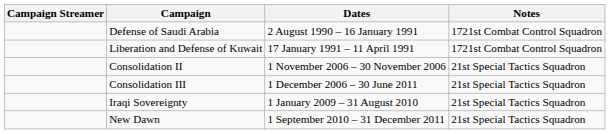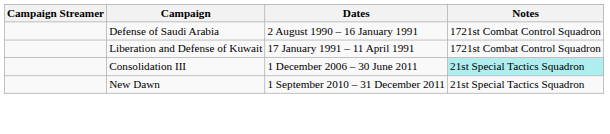- row: (146, 66)
(518, 84) no background -> (517, 66) paleturquoise background
- row: (148, 102)
